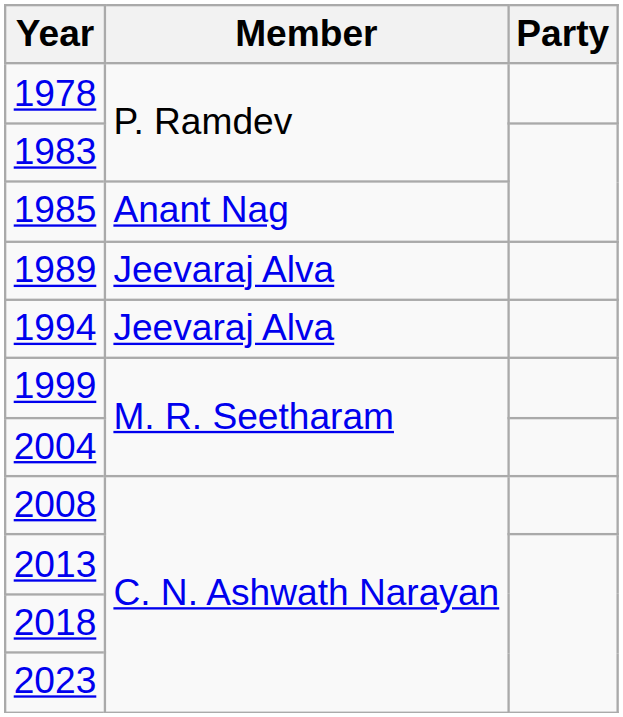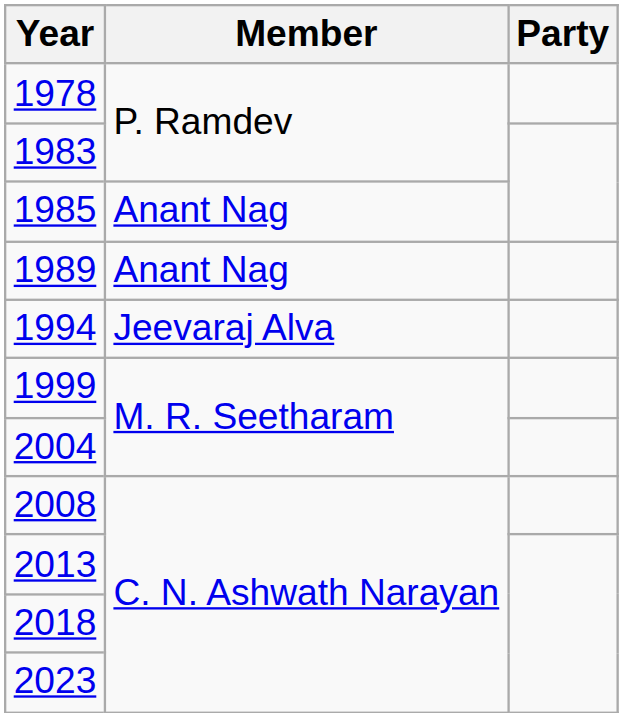(224, 269) Jeevaraj Alva -> (201, 269) Anant Nag
